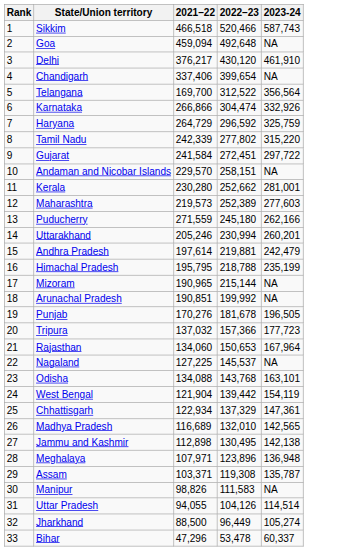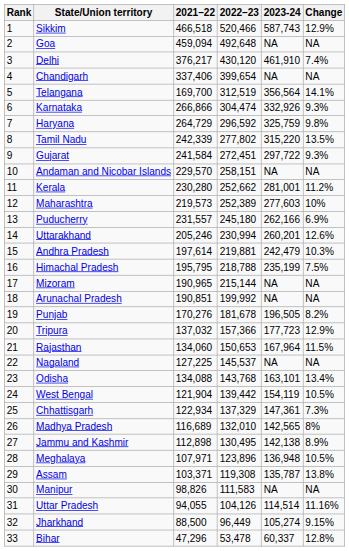+ column: (324, 13)
(238, 92) 312,522 -> (238, 92) 312,519
(194, 220) 271,559 -> (194, 220) 231,557
